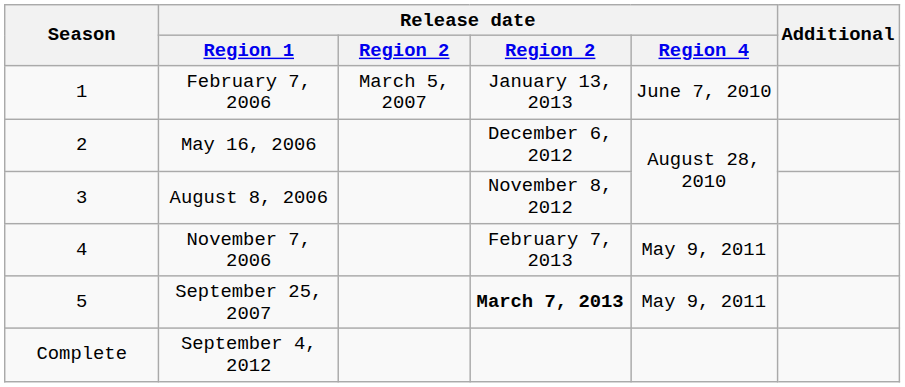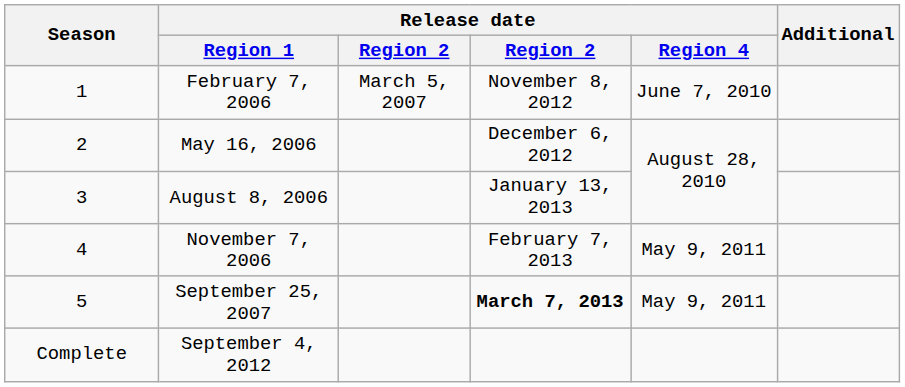(550, 92) January 13, 2013 -> (550, 92) November 8, 2012
(550, 197) November 8, 2012 -> (550, 197) January 13, 2013
